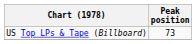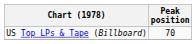(170, 33) 73 -> (170, 33) 70
